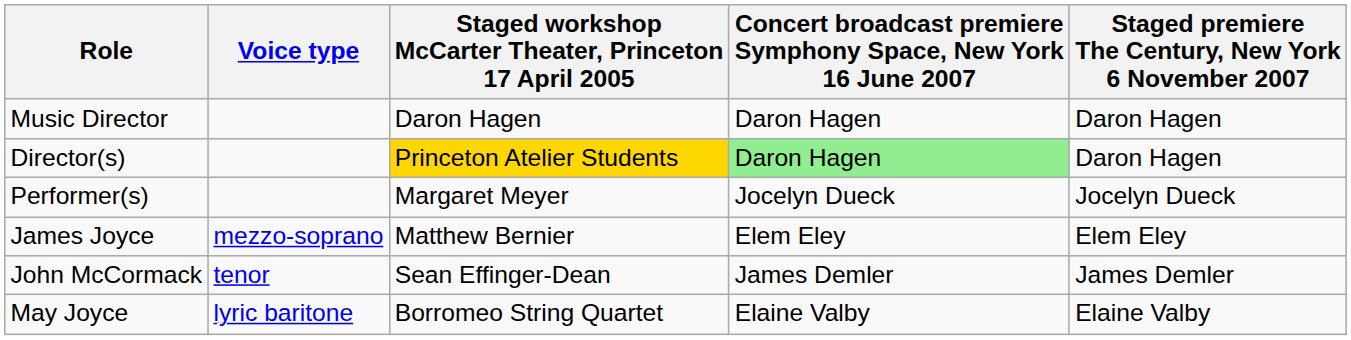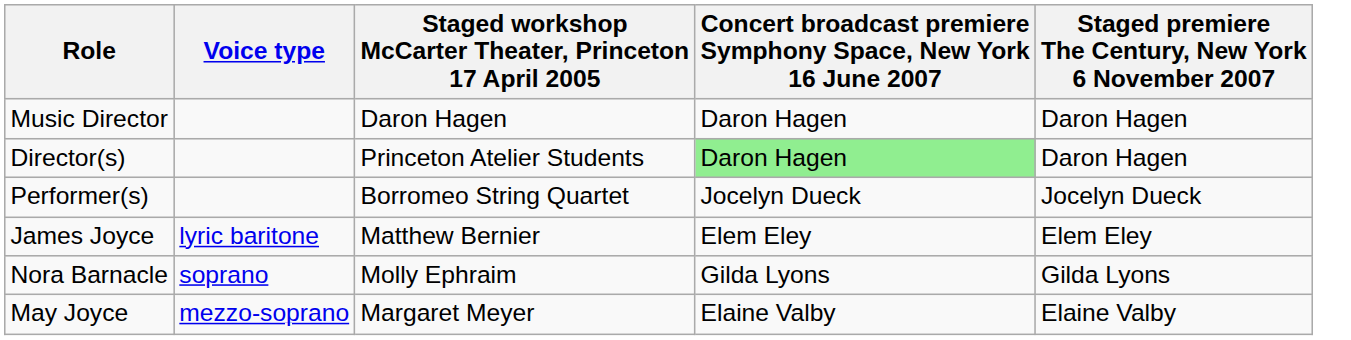(536, 157) gold background -> (502, 157) no background
(482, 196) Margaret Meyer -> (495, 196) Borromeo String Quartet
(298, 235) mezzo-soprano -> (249, 235) lyric baritone
- row: (106, 274)
+ row: (89, 274)
(283, 313) lyric baritone -> (264, 313) mezzo-soprano
(529, 313) Borromeo String Quartet -> (447, 313) Margaret Meyer
